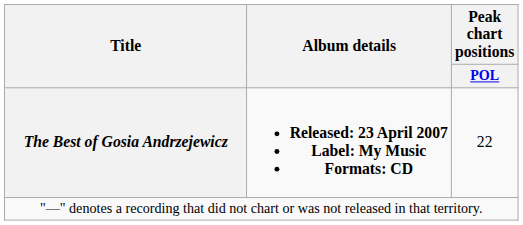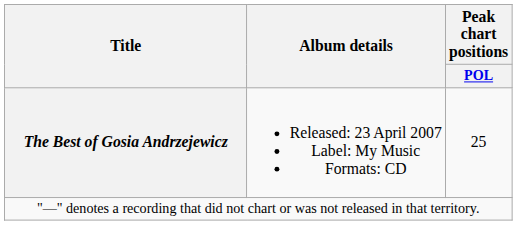(349, 151) bold -> (346, 151) normal
(485, 142) 22 -> (479, 142) 25
